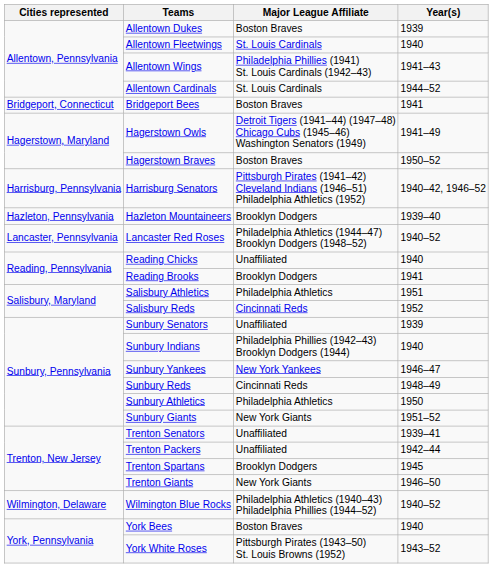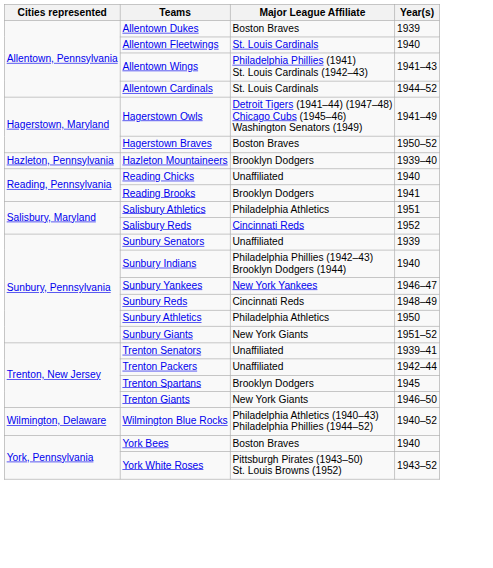- row: (163, 105)
- row: (172, 188)
- row: (175, 238)
